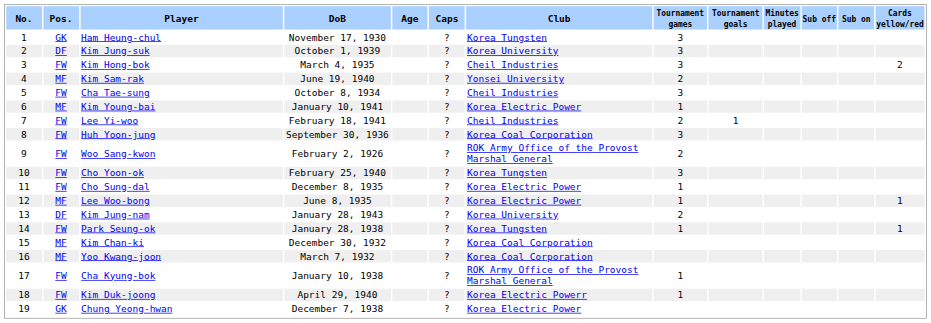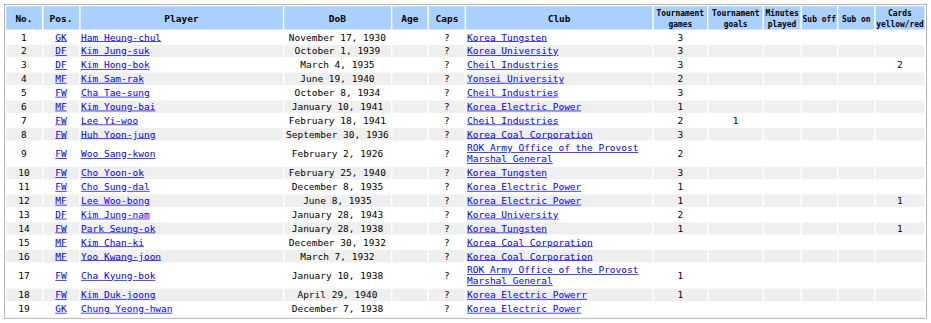(61, 65) FW -> (61, 65) DF
